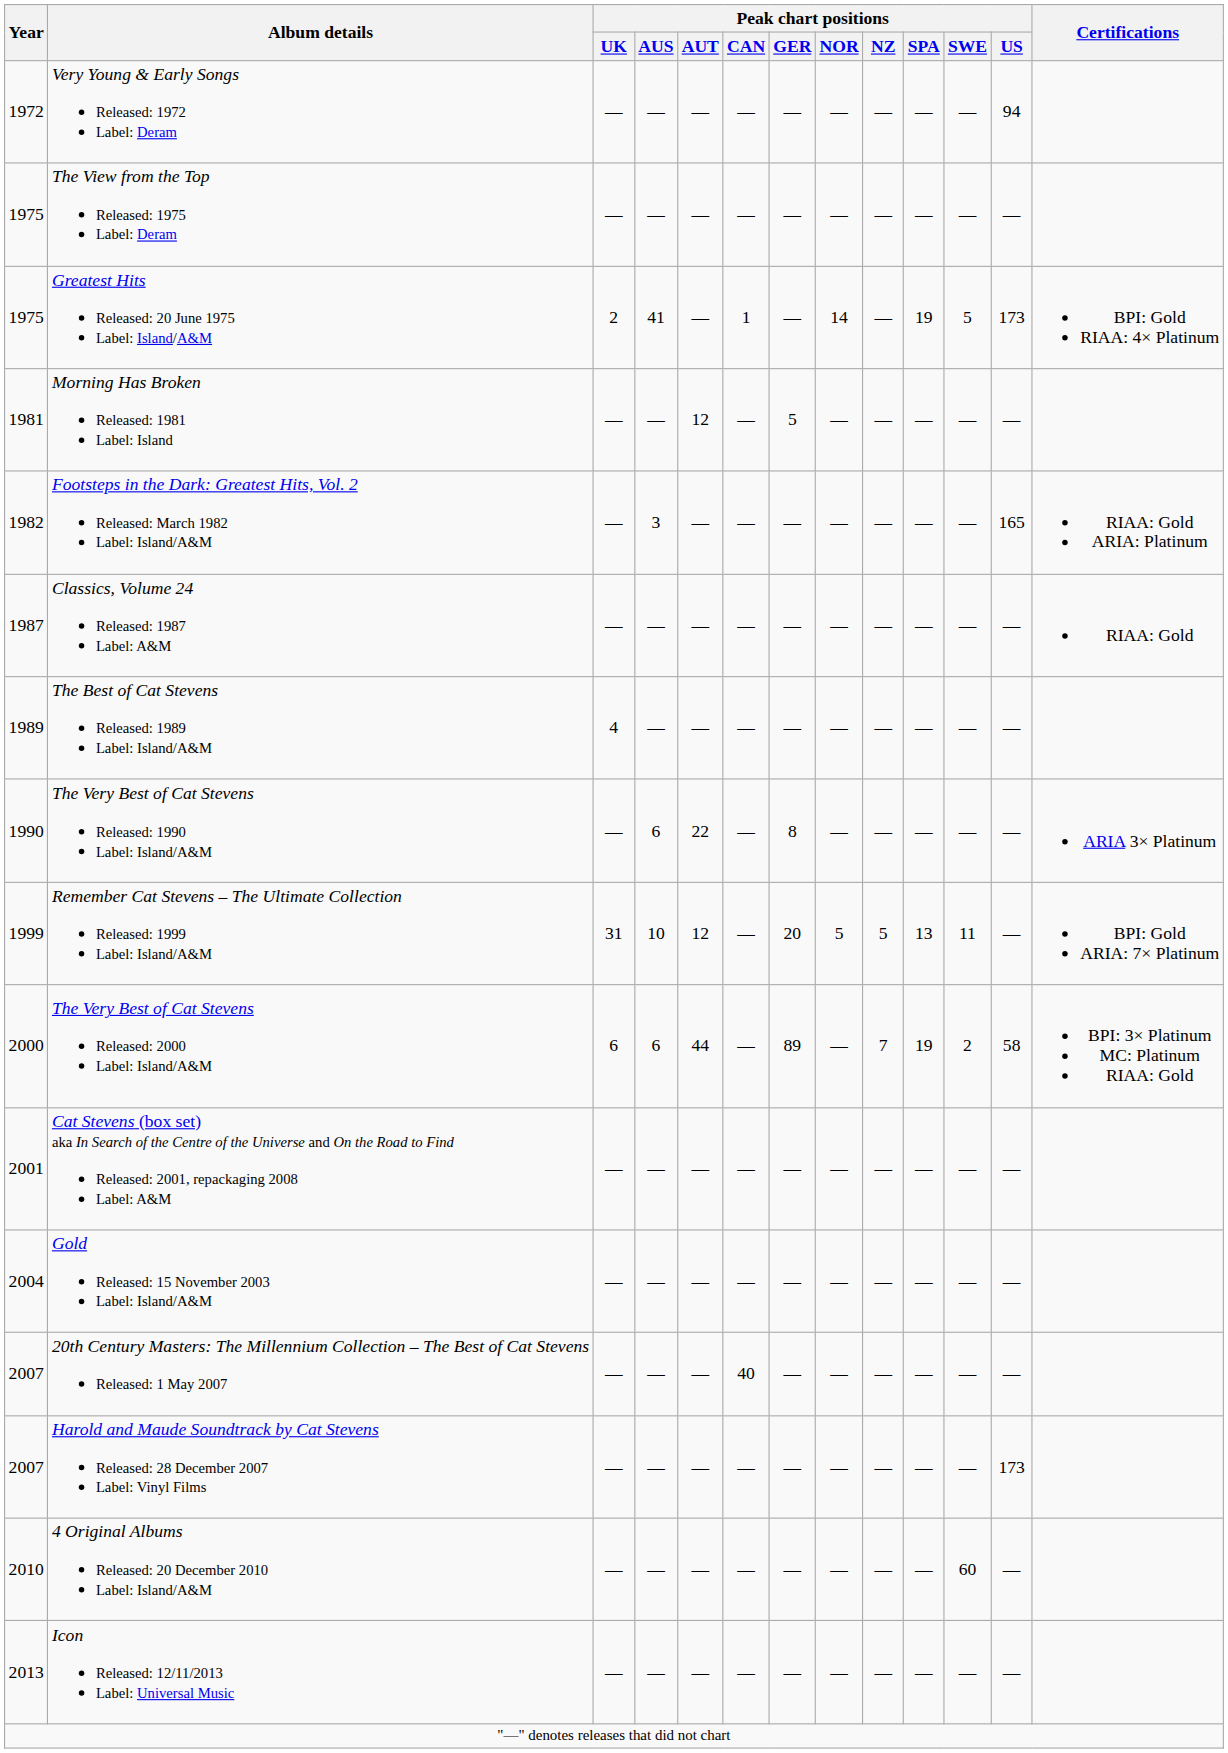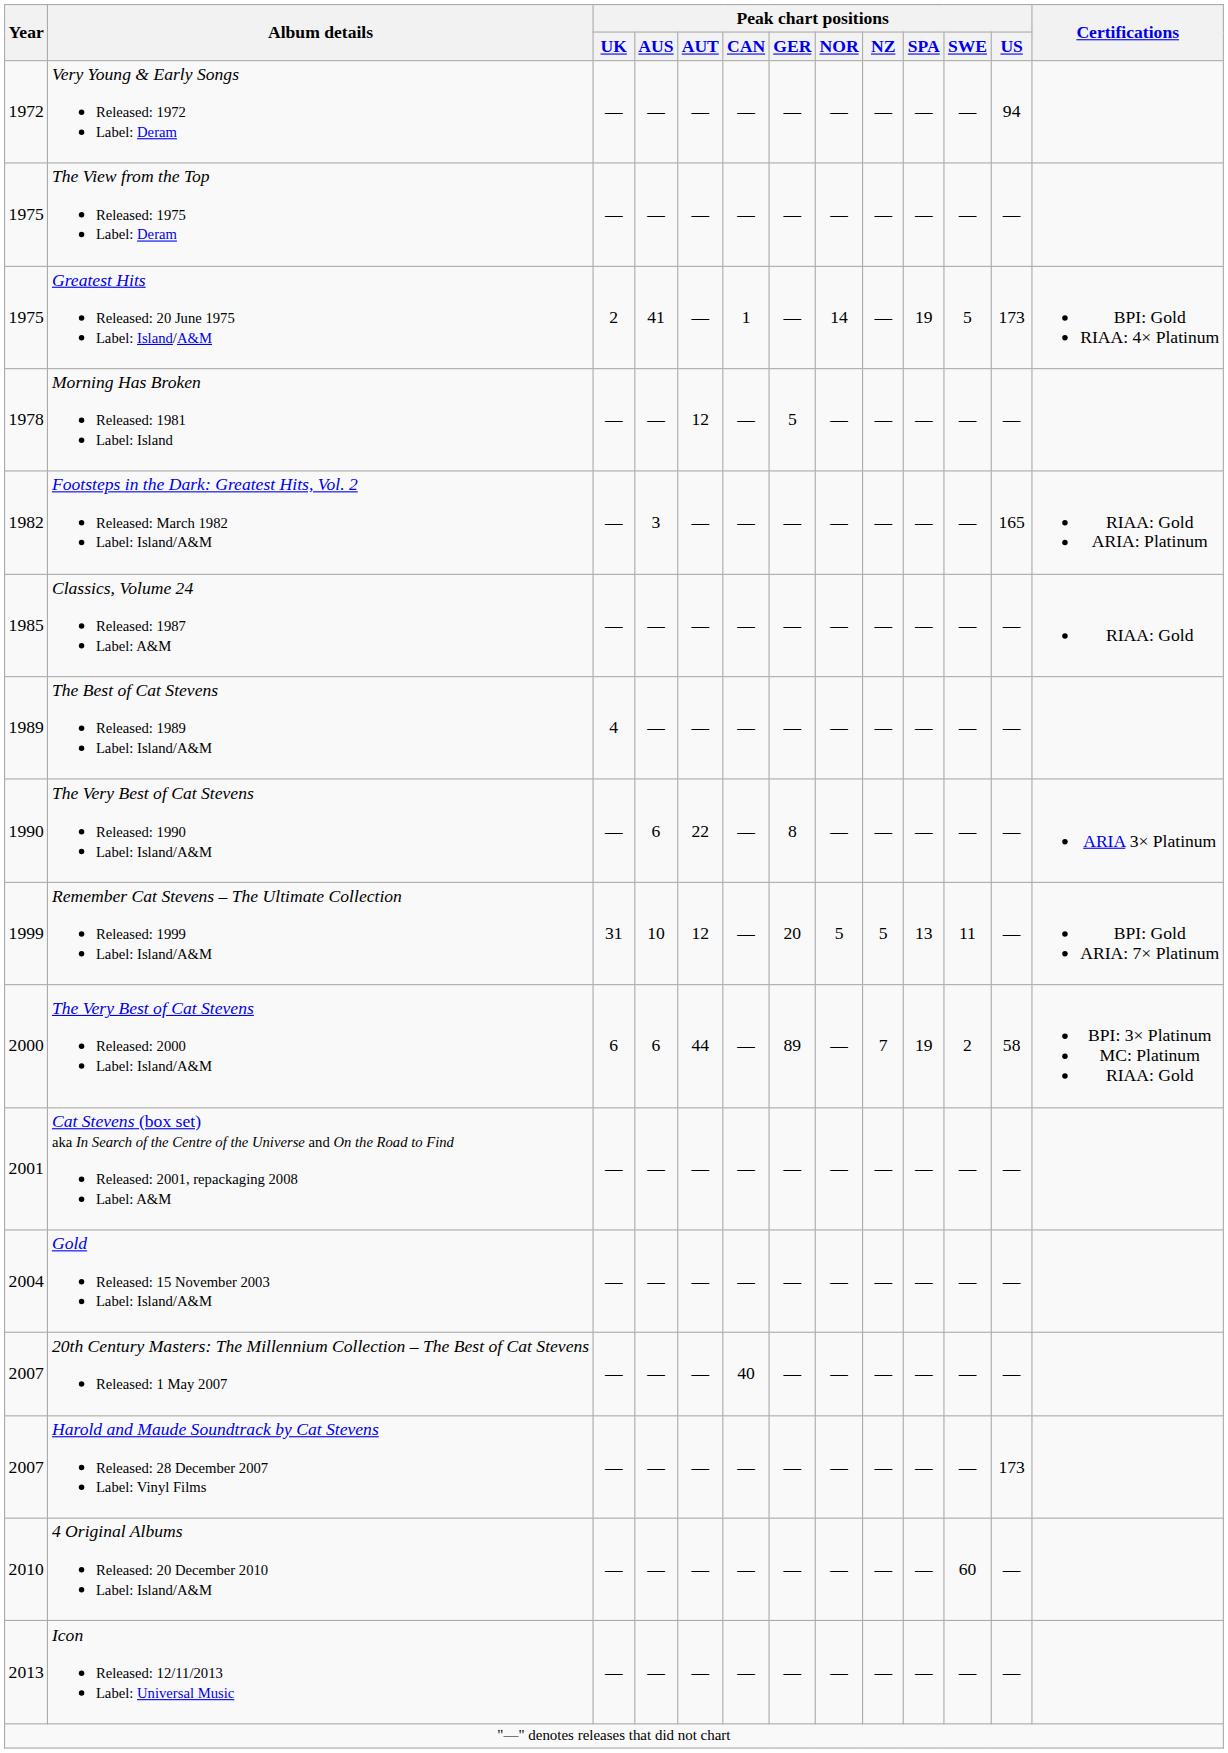(26, 419) 1981 -> (26, 419) 1978
(26, 625) 1987 -> (26, 625) 1985
